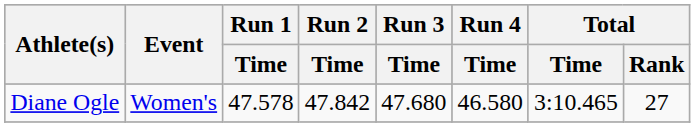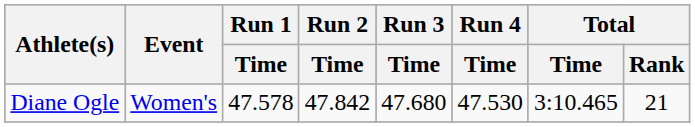(490, 102) 46.580 -> (490, 102) 47.530
(657, 102) 27 -> (657, 102) 21
